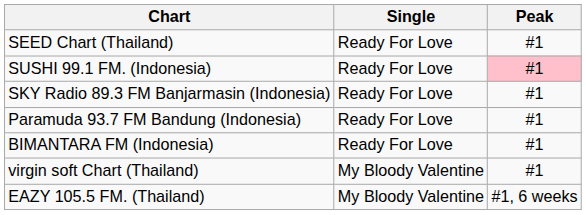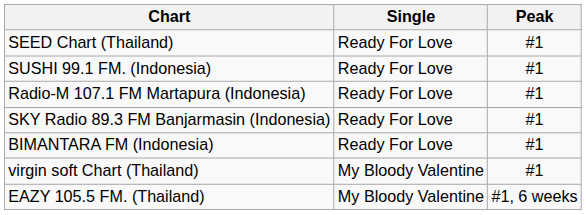(535, 68) pink background -> (535, 68) no background
+ row: (157, 94)
- row: (155, 119)
